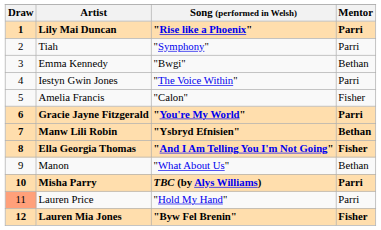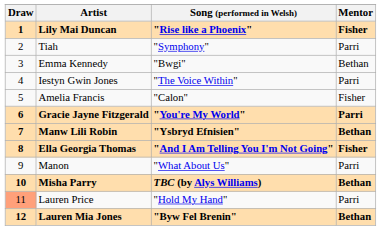(351, 30) Parri -> (353, 30) Fisher
(354, 166) Bethan -> (349, 166) Parri
(351, 183) Parri -> (355, 183) Bethan
(353, 217) Fisher -> (355, 217) Bethan
